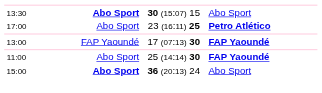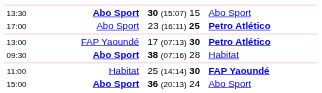(239, 42) FAP Yaoundé -> (239, 42) Petro Atlético
+ row: (17, 55)
(118, 57) Abo Sport -> (124, 70) Habitat
